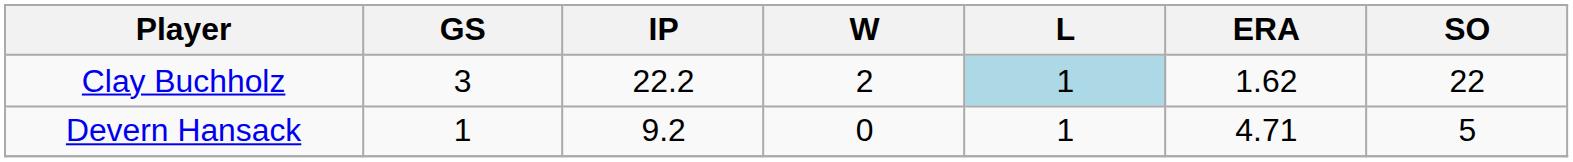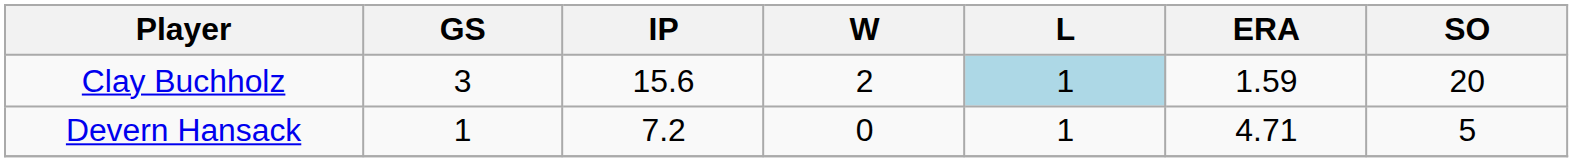(664, 80) 22.2 -> (664, 80) 15.6
(1266, 80) 1.62 -> (1266, 80) 1.59
(1467, 80) 22 -> (1467, 80) 20
(664, 130) 9.2 -> (664, 130) 7.2
